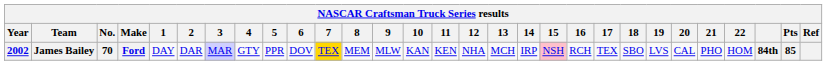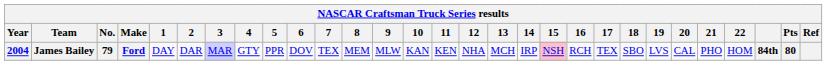(18, 51) 2002 -> (18, 51) 2004
(107, 51) 70 -> (107, 51) 79
(328, 51) gold background -> (328, 51) no background
(791, 51) 85 -> (791, 51) 80
